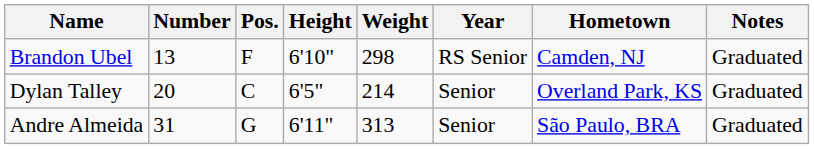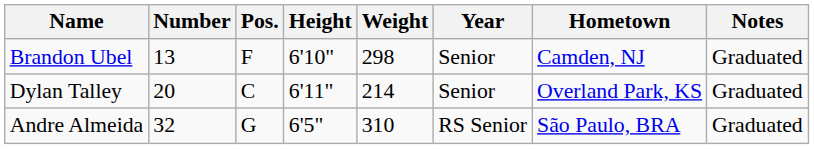(483, 56) RS Senior -> (467, 56) Senior
(306, 90) 6'5" -> (311, 90) 6'11"
(164, 125) 31 -> (164, 125) 32
(311, 125) 6'11" -> (306, 125) 6'5"
(378, 125) 313 -> (378, 125) 310
(467, 125) Senior -> (483, 125) RS Senior
